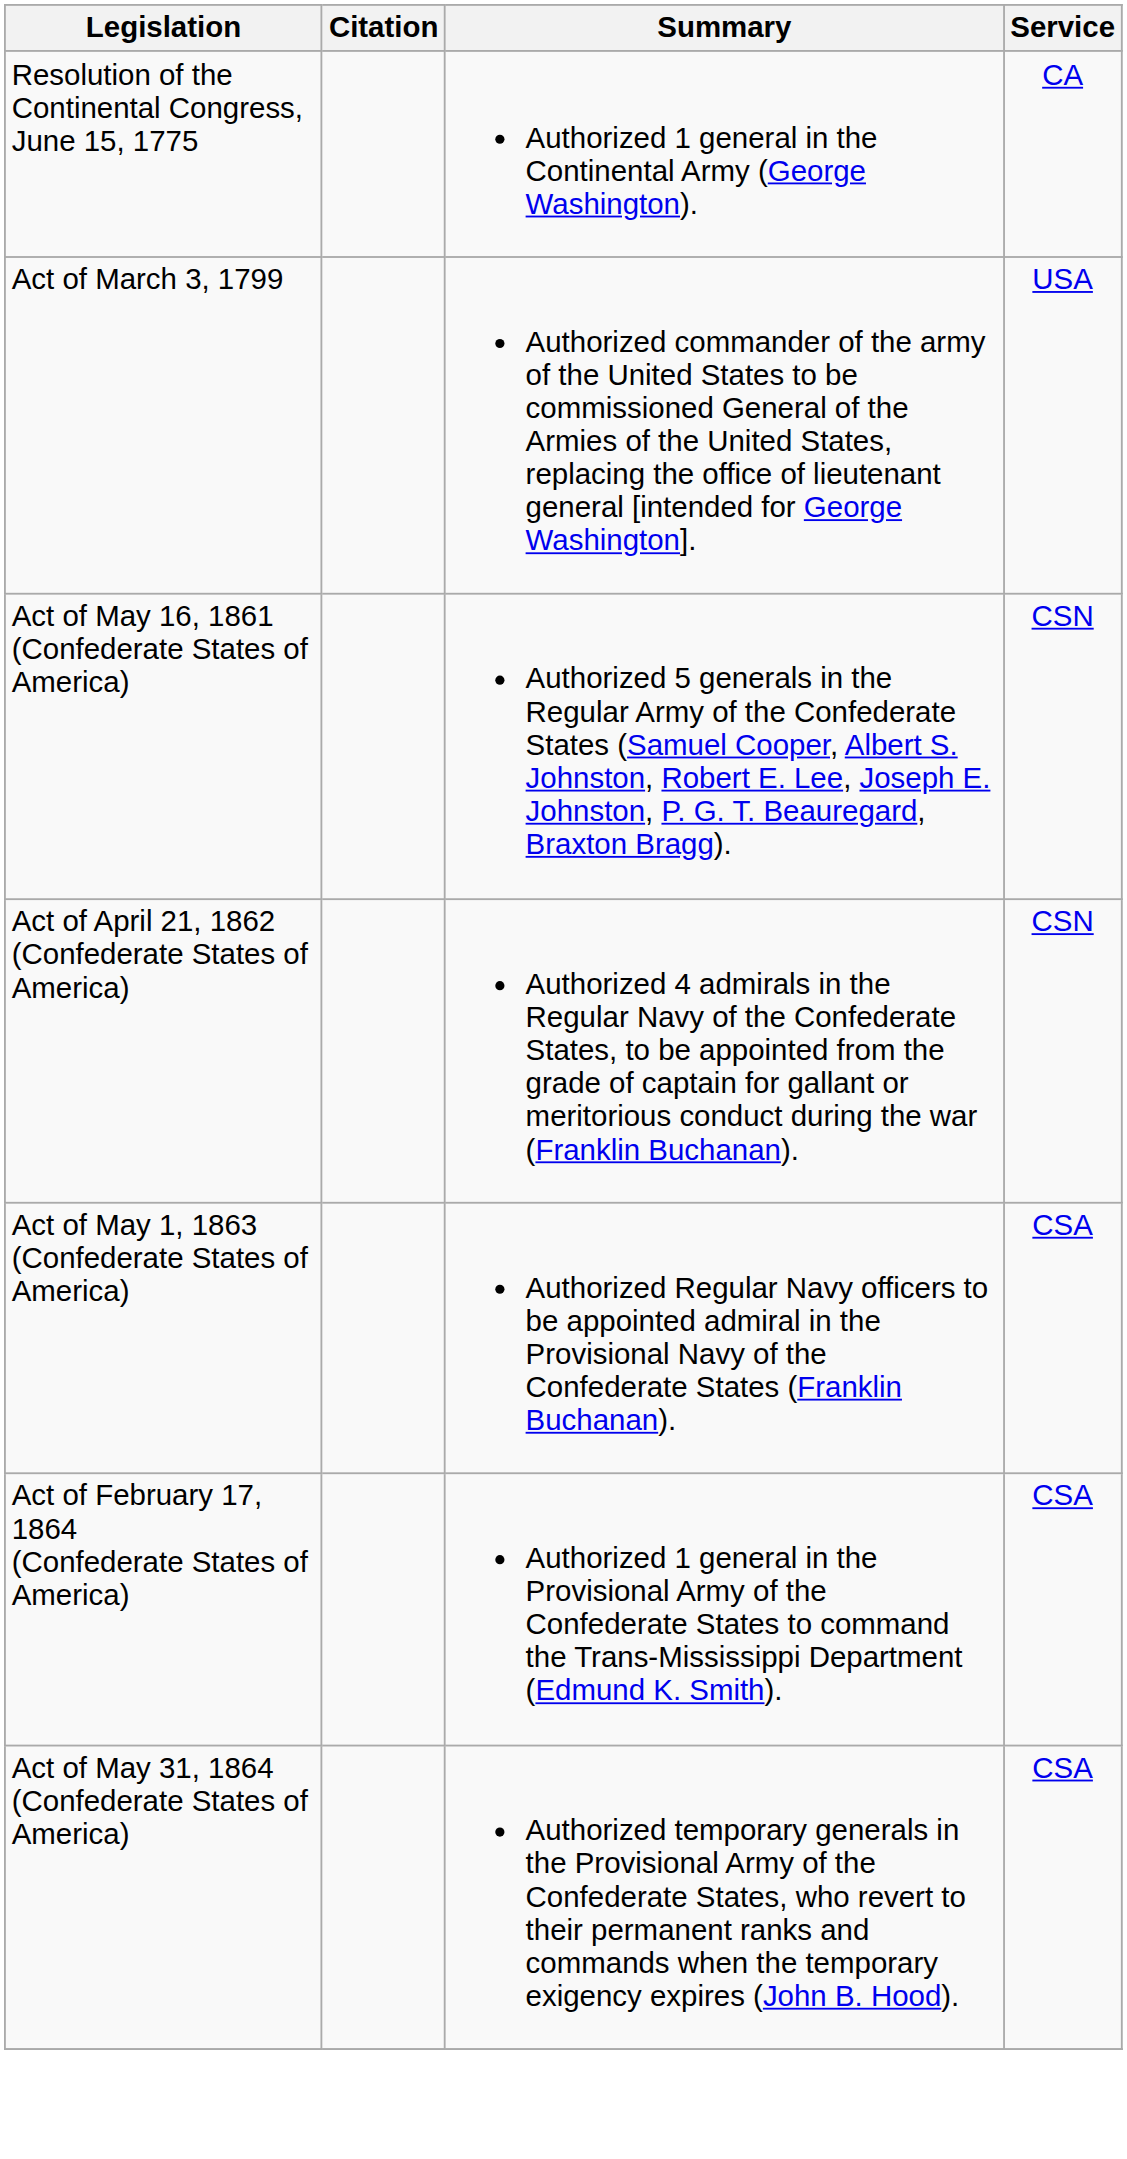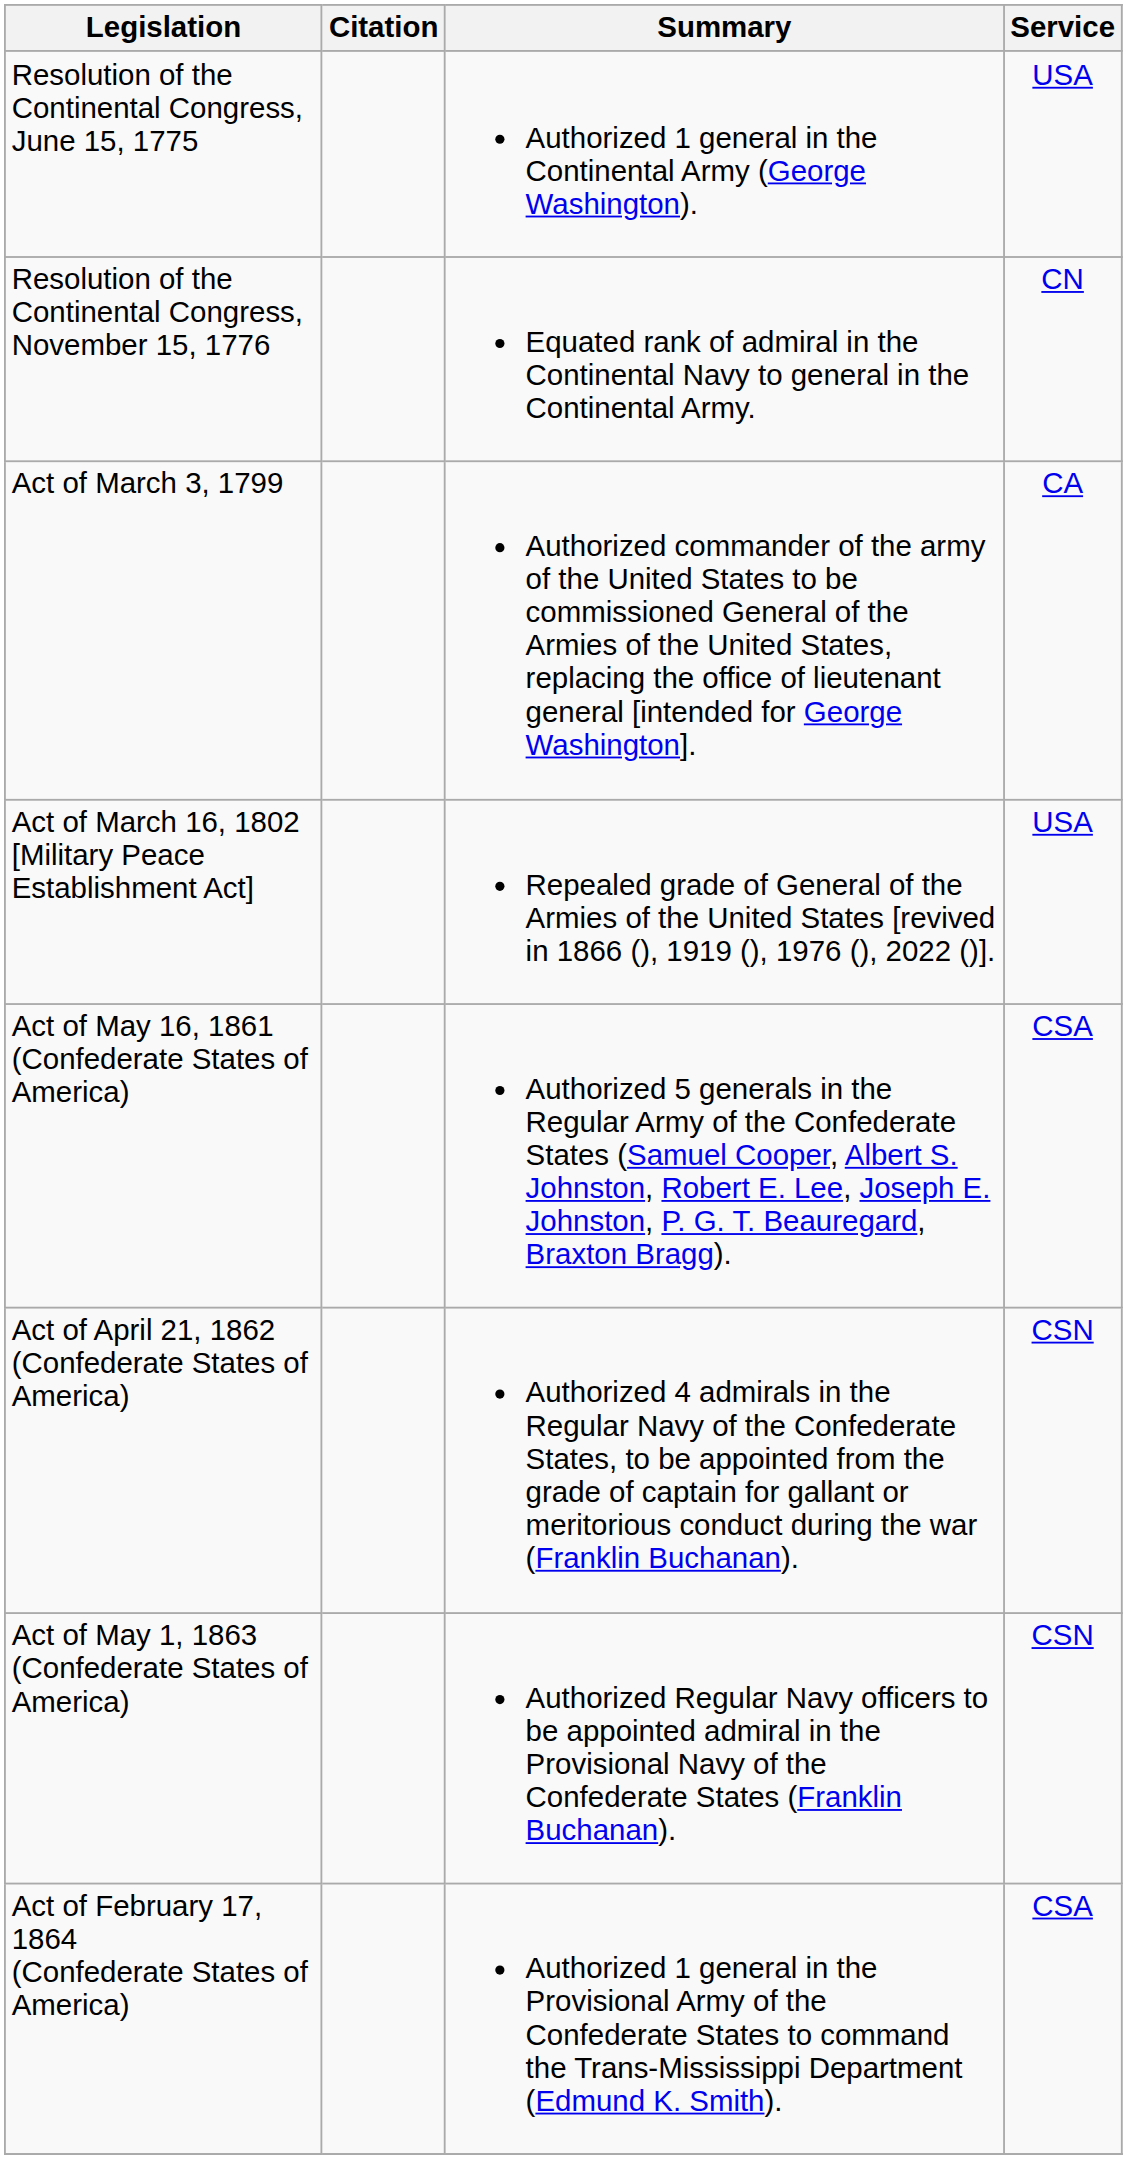(1063, 74) CA -> (1063, 74) USA
+ row: (157, 312)
(1063, 279) USA -> (1063, 484) CA
+ row: (156, 854)
(1063, 616) CSN -> (1063, 1026) CSA
(1063, 1225) CSA -> (1063, 1635) CSN
- row: (160, 1800)
